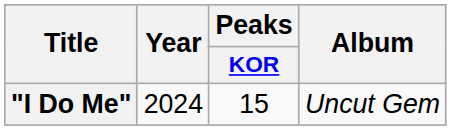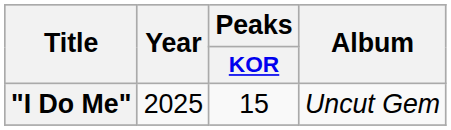(173, 103) 2024 -> (173, 103) 2025
